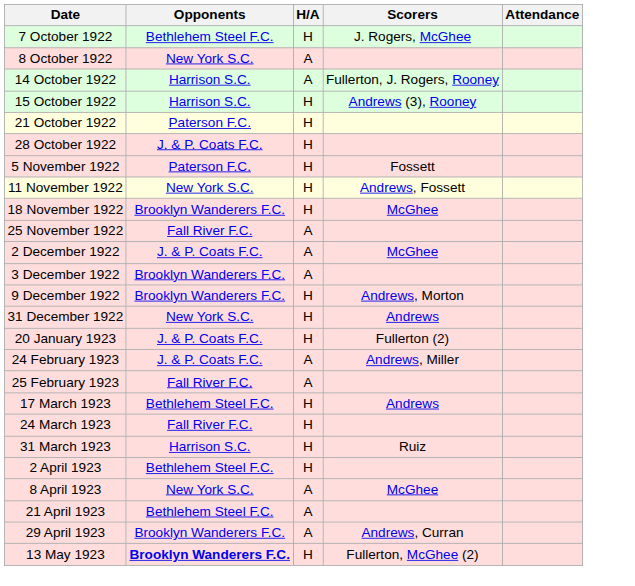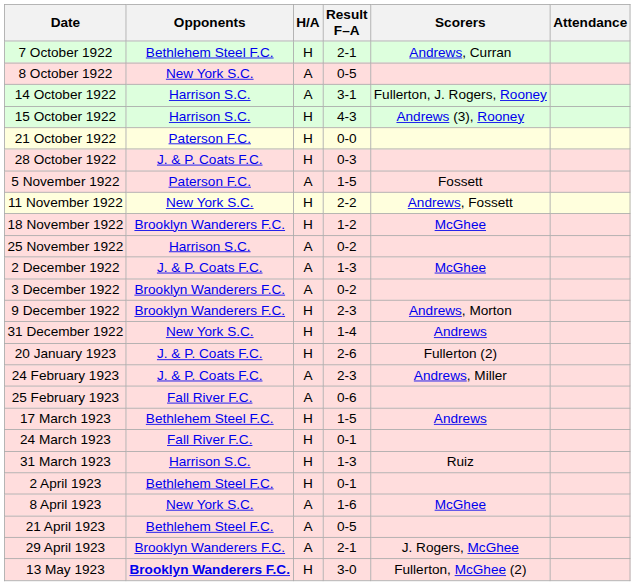+ column: (347, 22)
(412, 36) J. Rogers, McGhee -> (460, 52) Andrews, Curran
(308, 166) H -> (308, 181) A
(210, 230) Fall River F.C. -> (210, 246) Harrison S.C.
(412, 532) Andrews, Curran -> (460, 548) J. Rogers, McGhee
